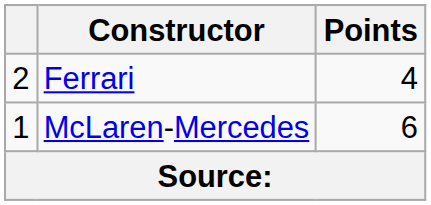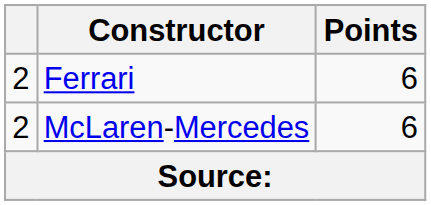(409, 78) 4 -> (409, 78) 6
(21, 127) 1 -> (21, 127) 2
